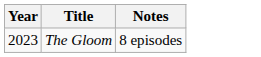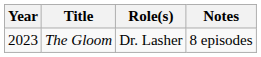+ column: (151, 16)
